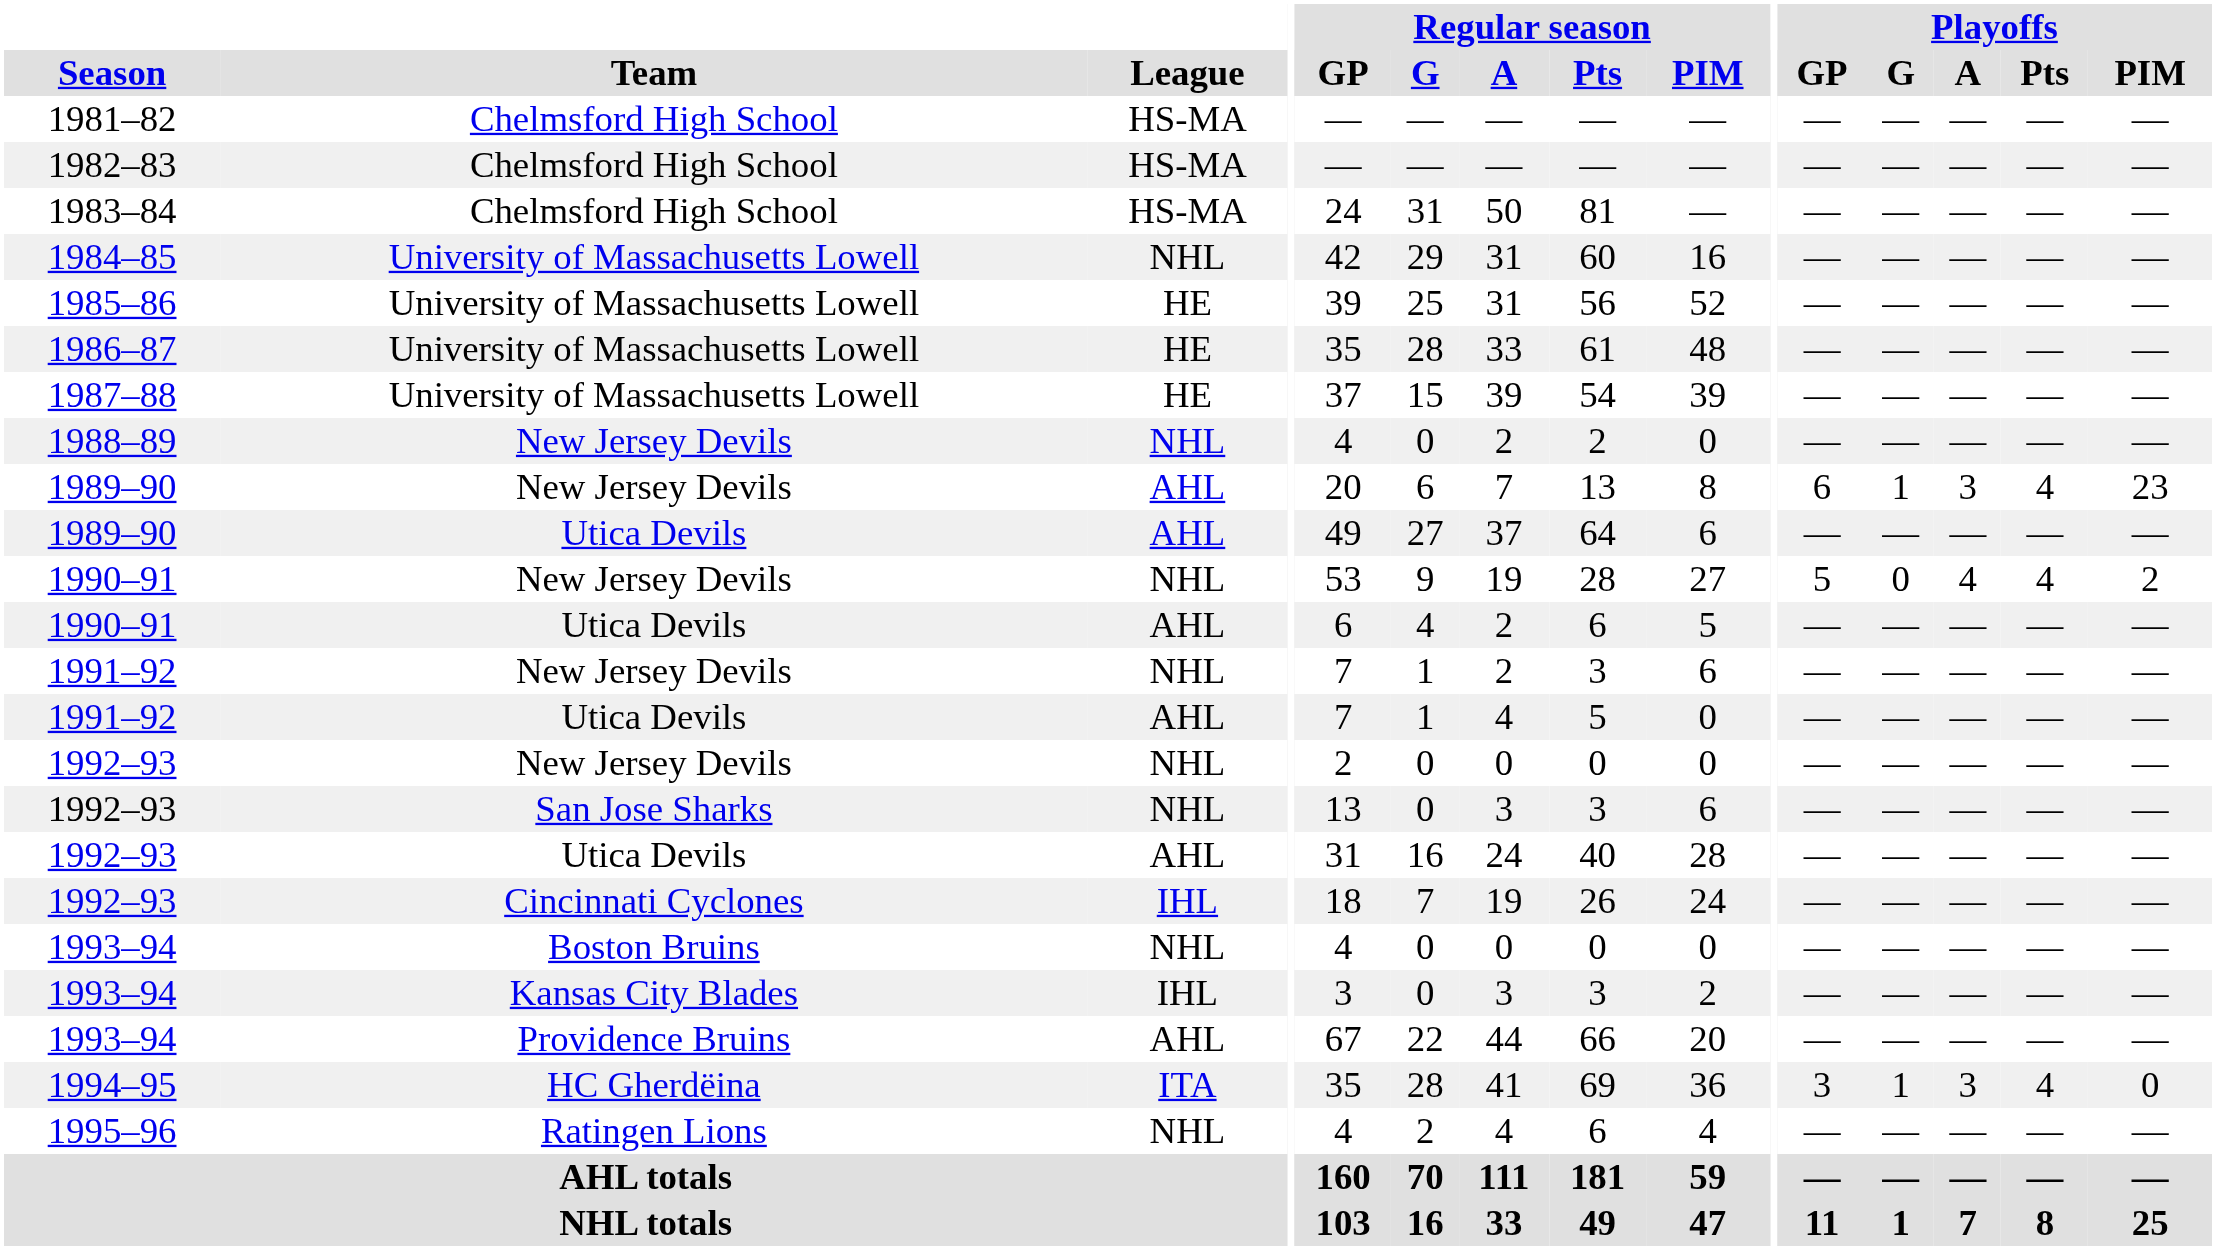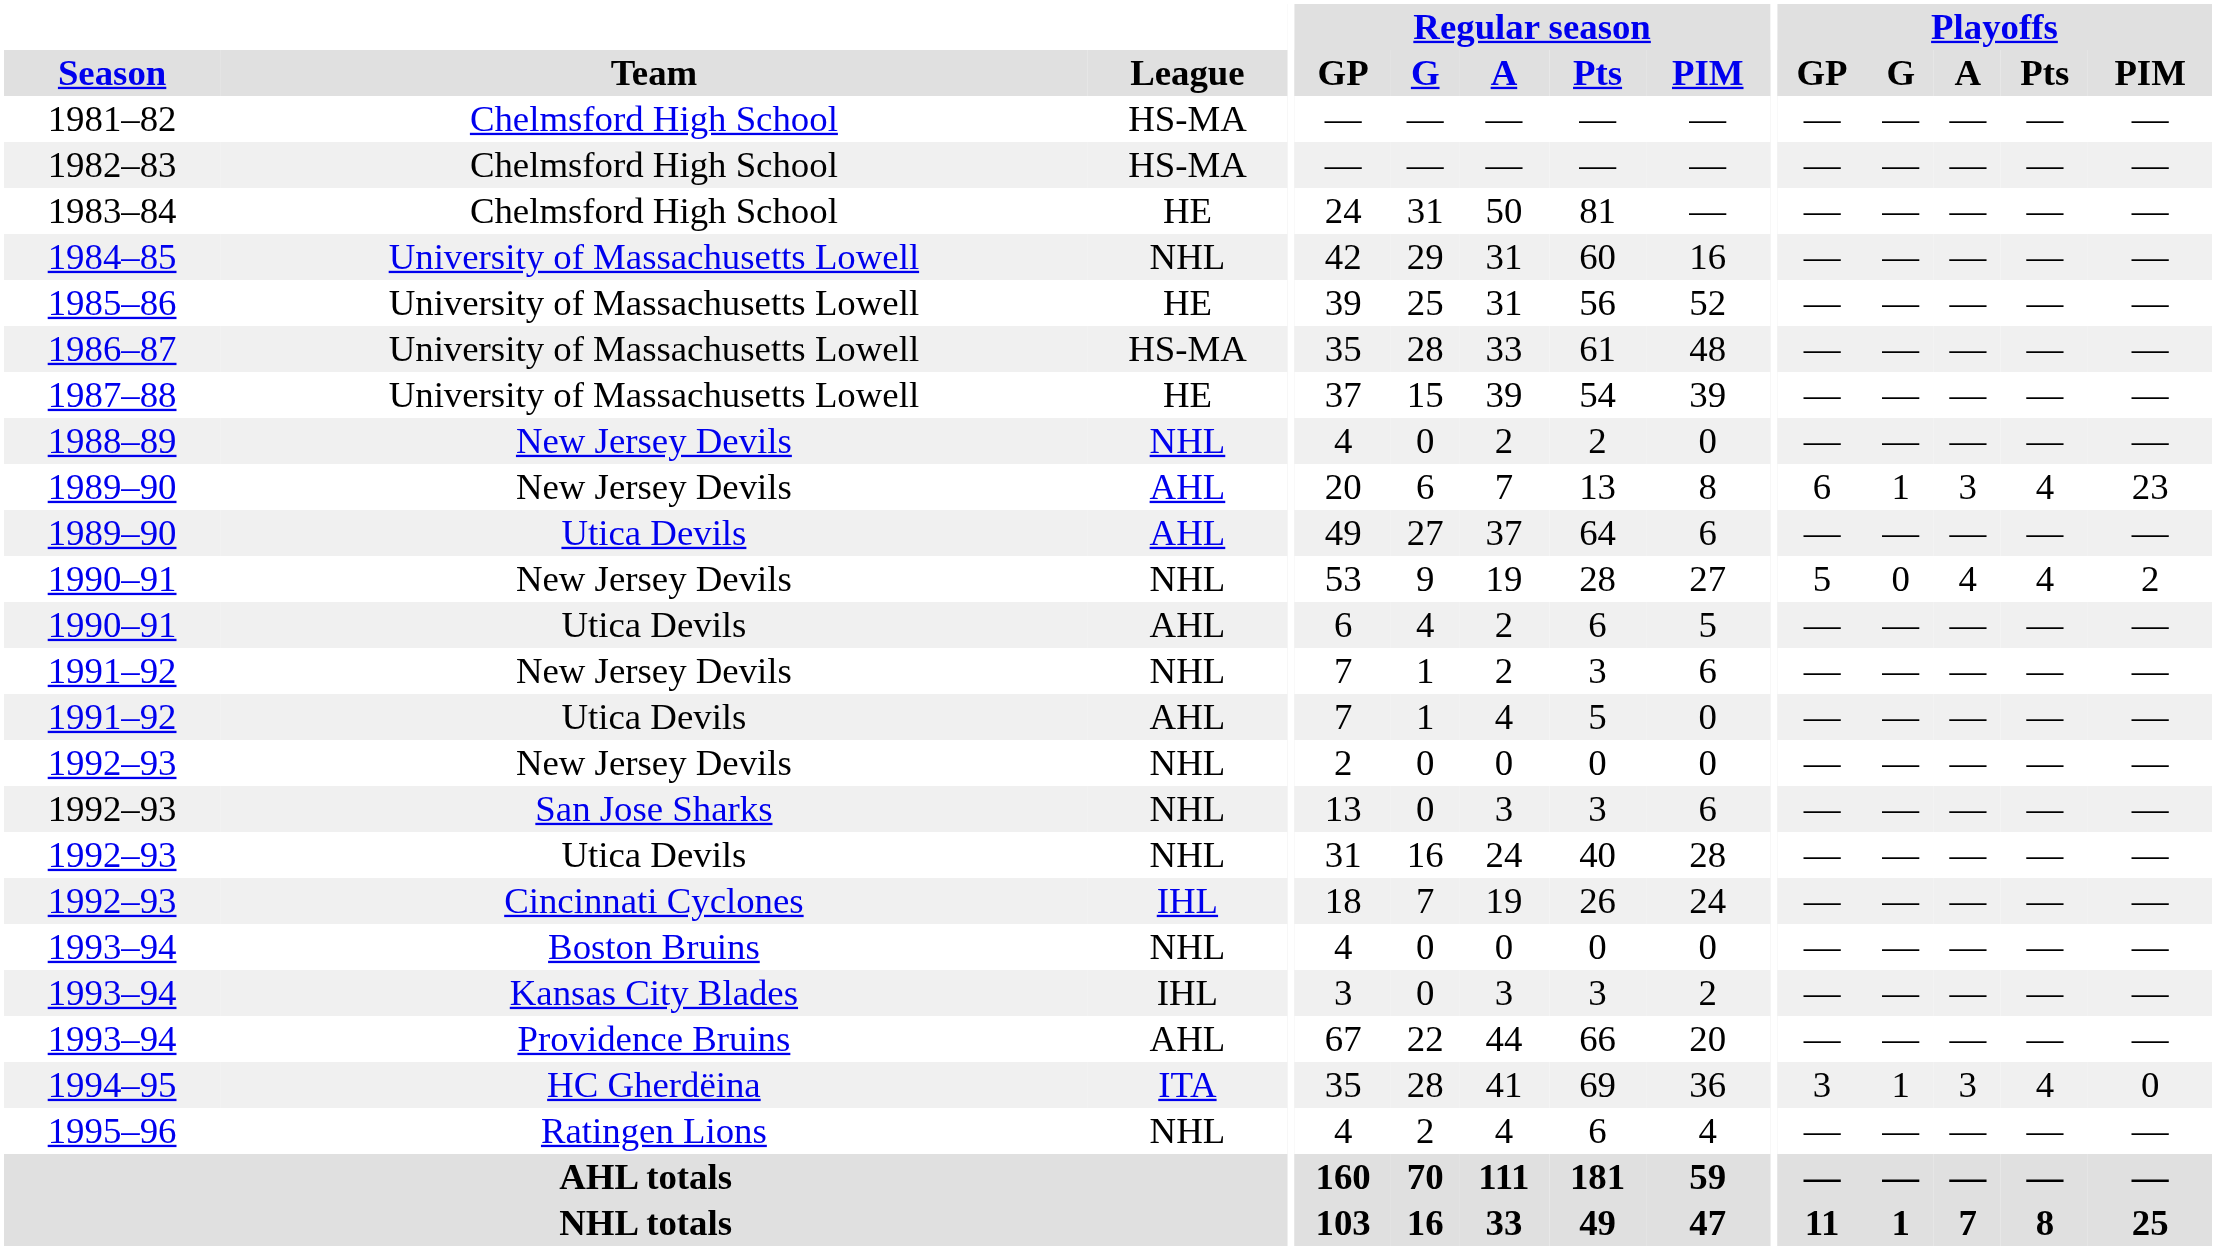(1187, 210) HS-MA -> (1187, 210) HE
(1187, 348) HE -> (1187, 348) HS-MA
(1187, 854) AHL -> (1187, 854) NHL
